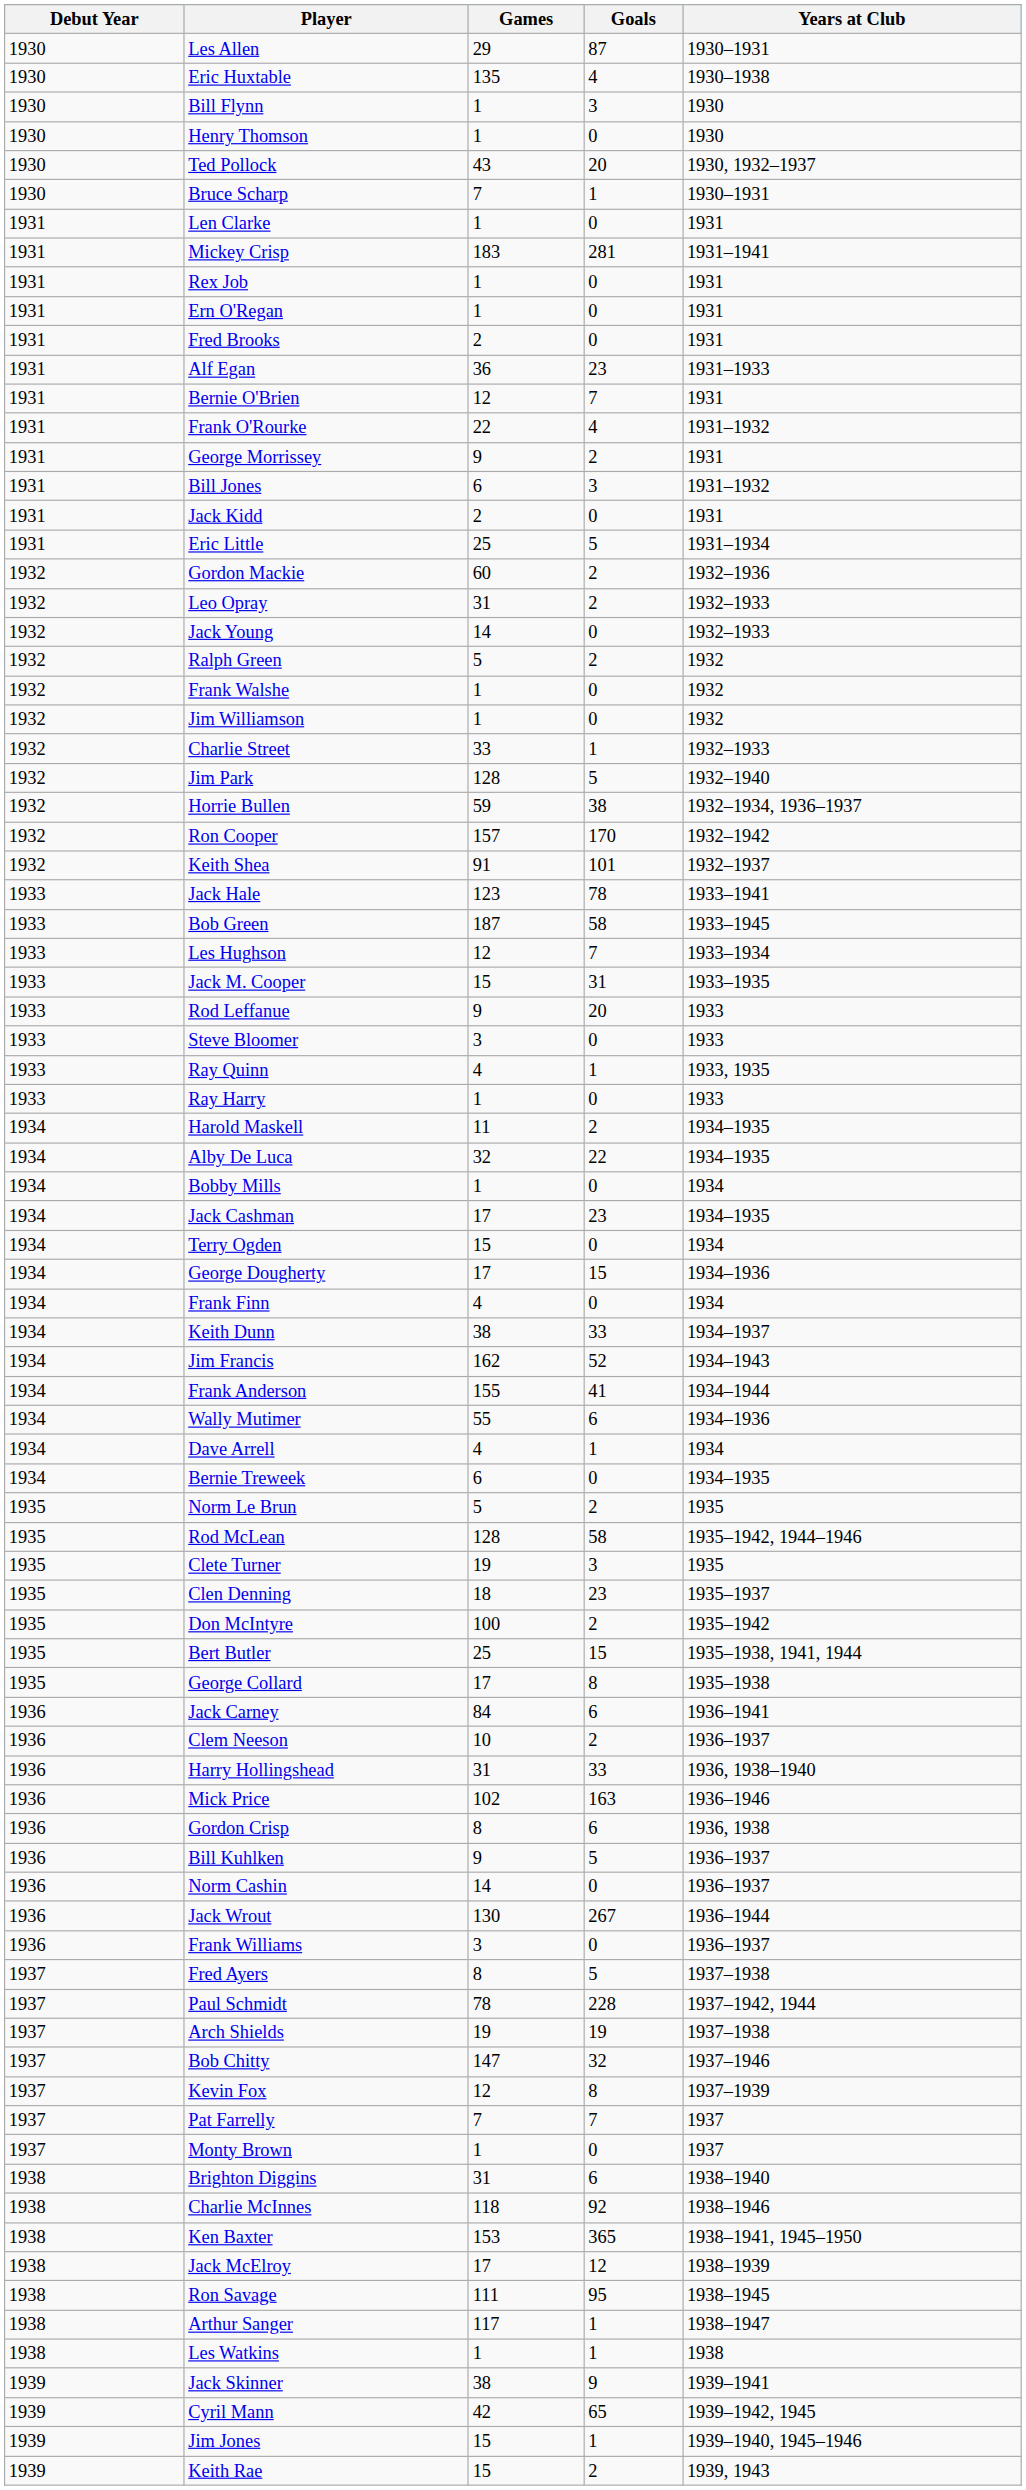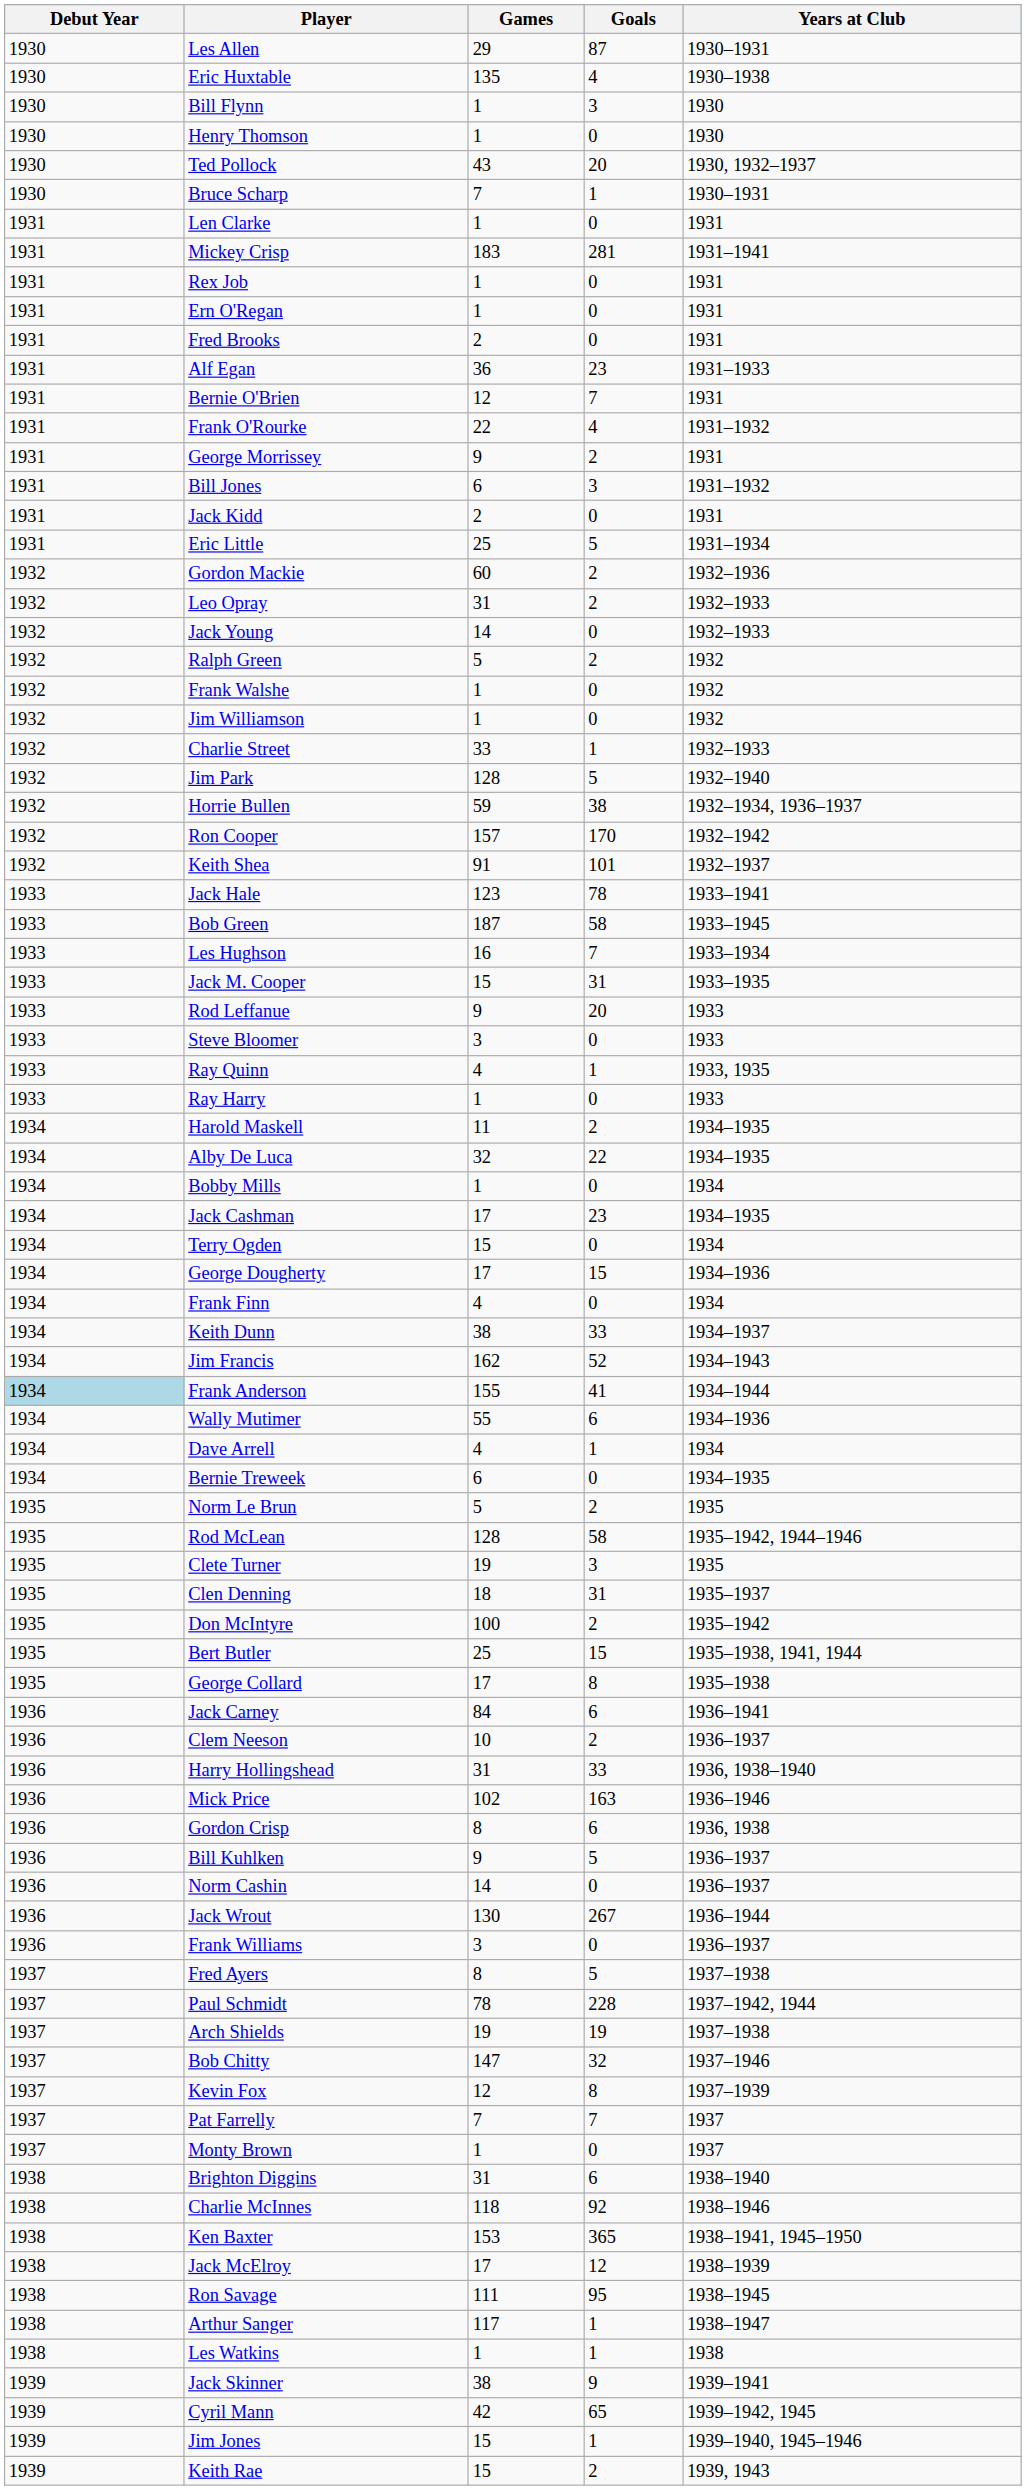(482, 952) 12 -> (482, 952) 16
(27, 1390) no background -> (27, 1390) lightblue background
(597, 1594) 23 -> (597, 1594) 31
